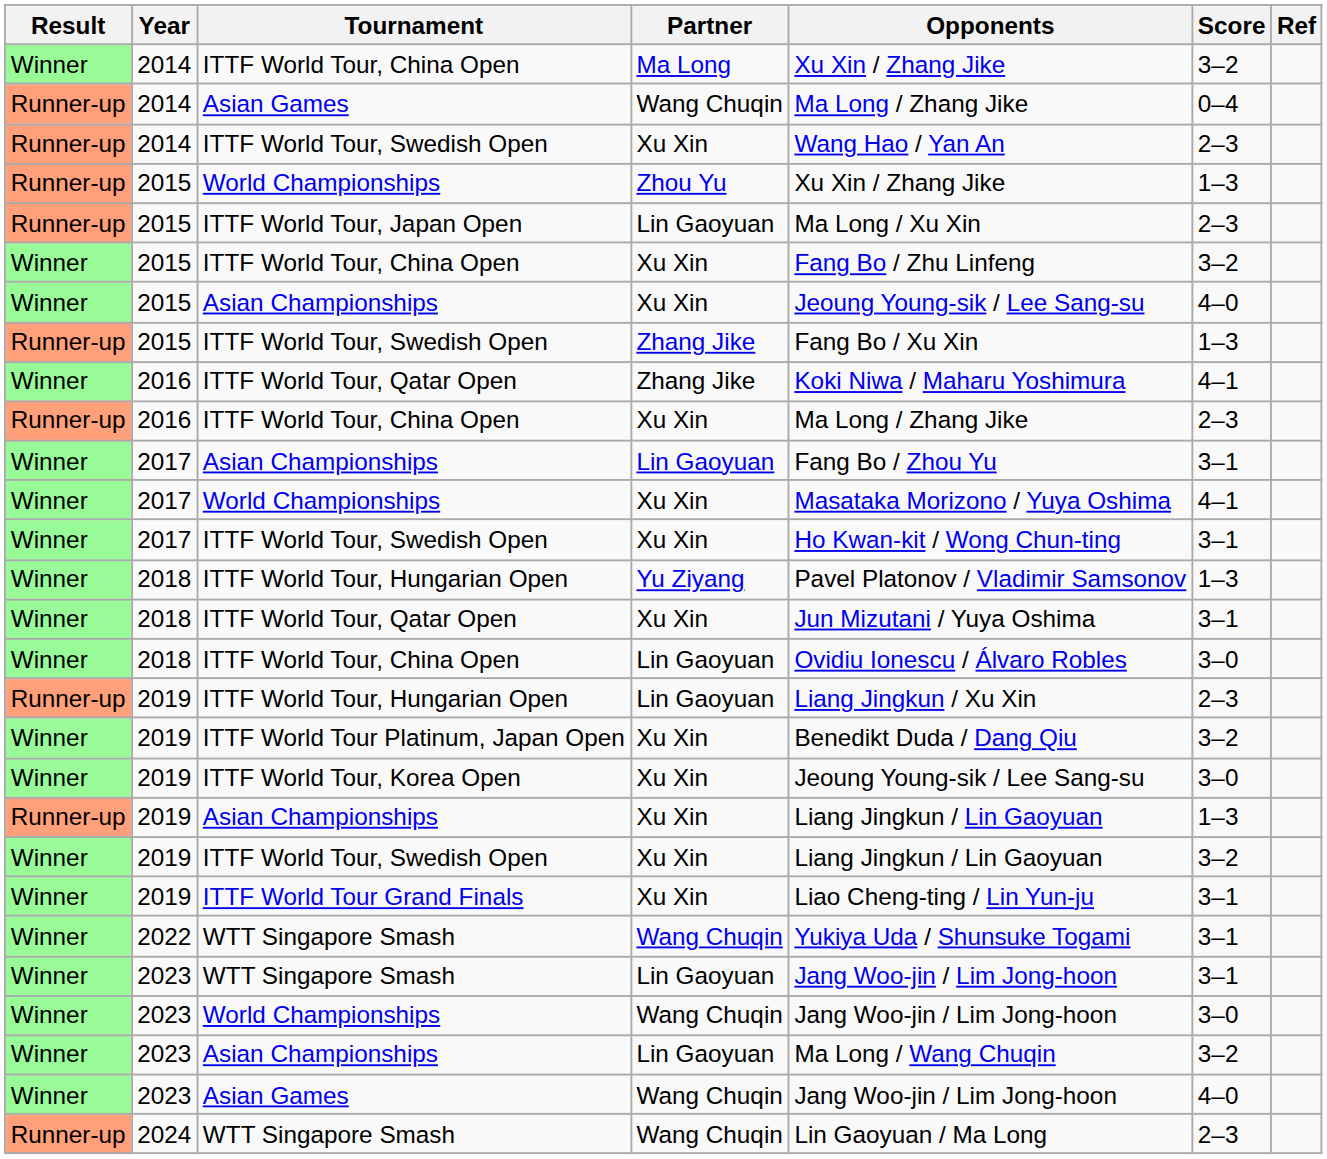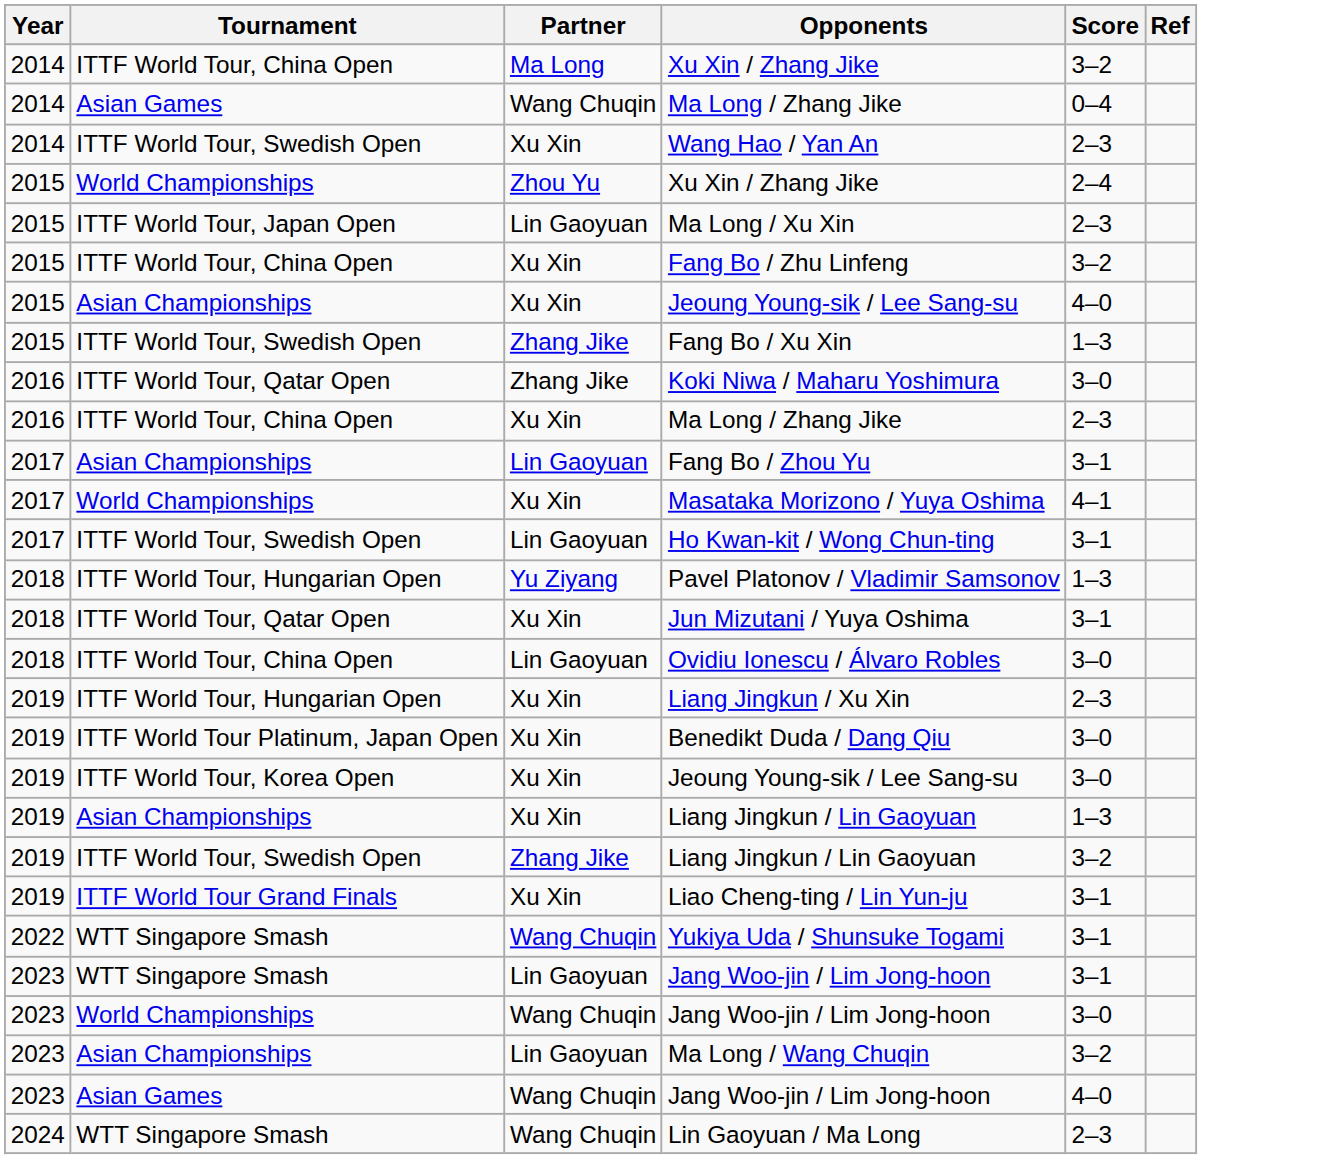- column: (68, 25)
(1218, 183) 1–3 -> (1092, 183) 2–4
(1218, 381) 4–1 -> (1092, 381) 3–0
(672, 540) Xu Xin -> (579, 540) Lin Gaoyuan
(705, 698) Lin Gaoyuan -> (546, 698) Xu Xin
(1218, 738) 3–2 -> (1092, 738) 3–0
(672, 857) Xu Xin -> (569, 857) Zhang Jike
